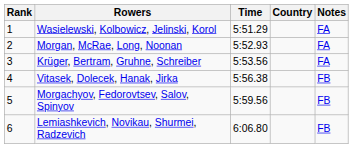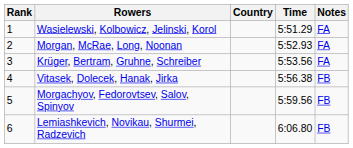columns swapped: (292, 12) <-> (250, 12)
